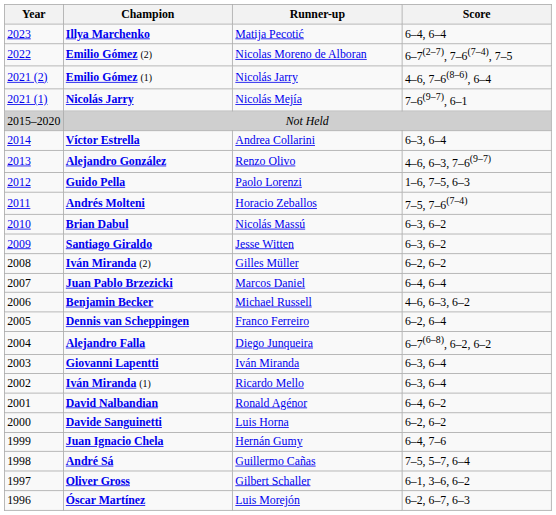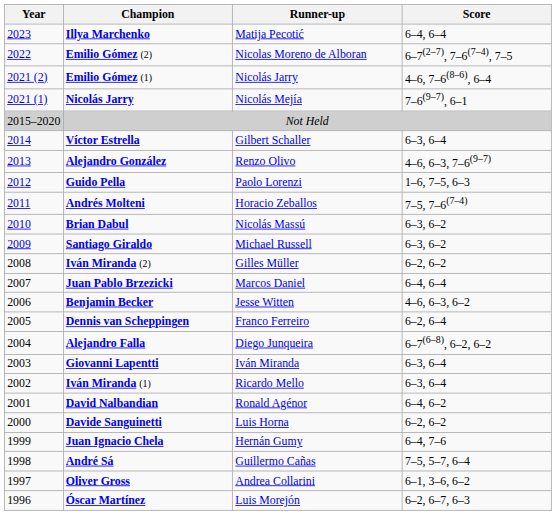(275, 140) Andrea Collarini -> (273, 140) Gilbert Schaller
(265, 244) Jesse Witten -> (274, 244) Michael Russell
(274, 302) Michael Russell -> (265, 302) Jesse Witten
(273, 481) Gilbert Schaller -> (275, 481) Andrea Collarini
